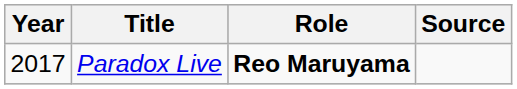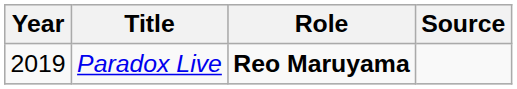(38, 63) 2017 -> (38, 63) 2019
